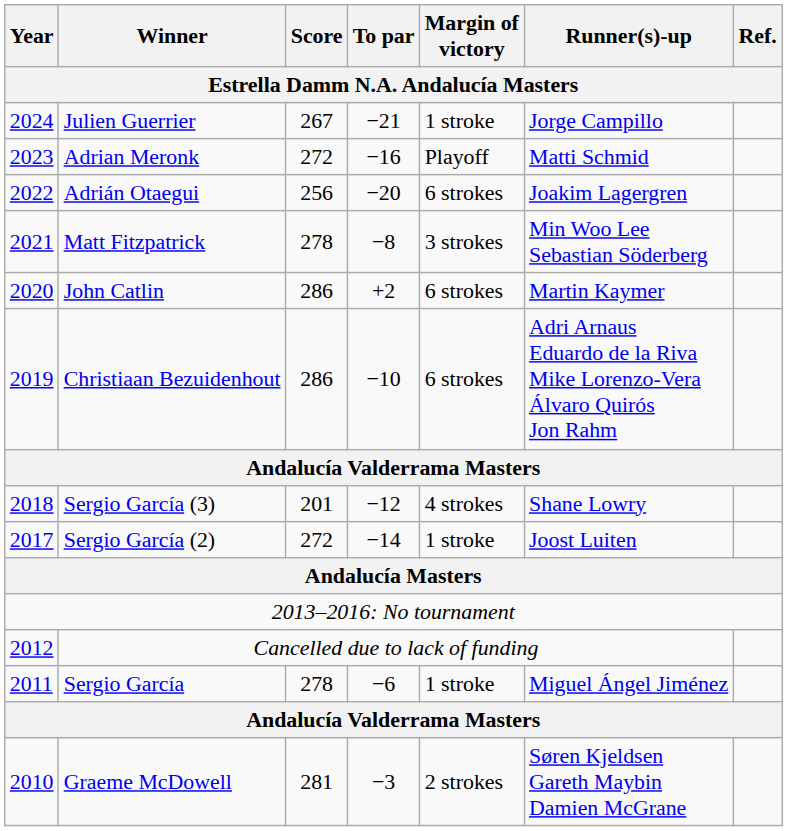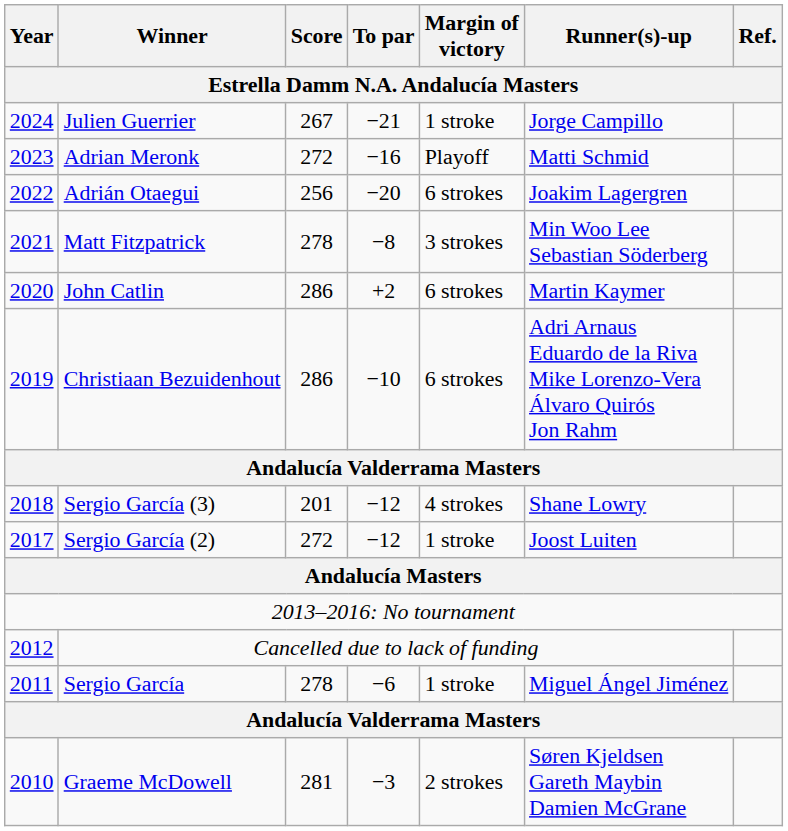(384, 539) −14 -> (384, 539) −12
